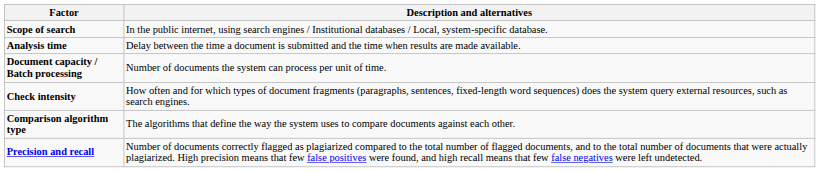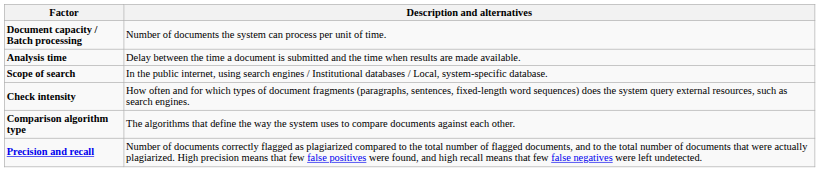rows swapped: (41, 29) <-> (52, 68)
